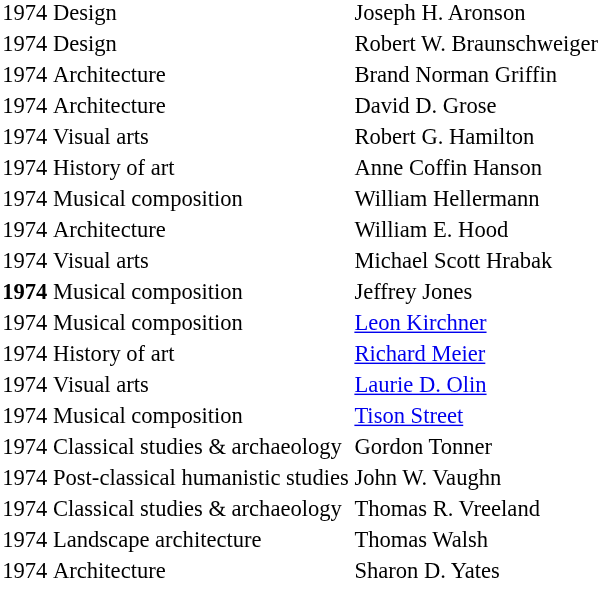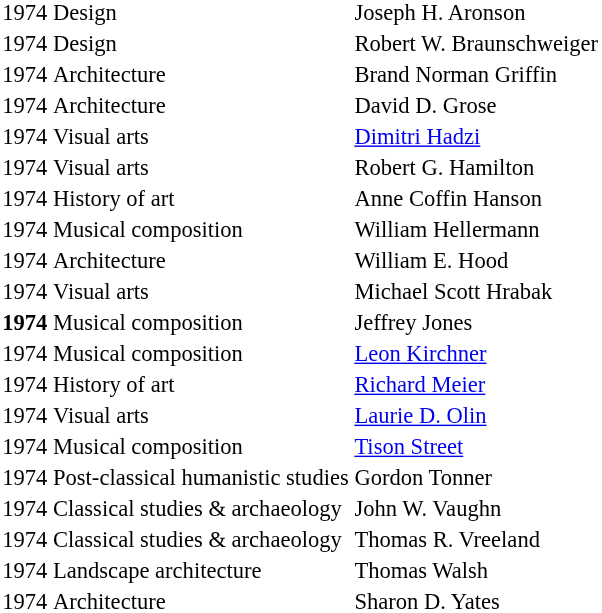+ row: (417, 136)
(197, 446) Classical studies & archaeology -> (201, 478) Post-classical humanistic studies
(201, 478) Post-classical humanistic studies -> (197, 509) Classical studies & archaeology
